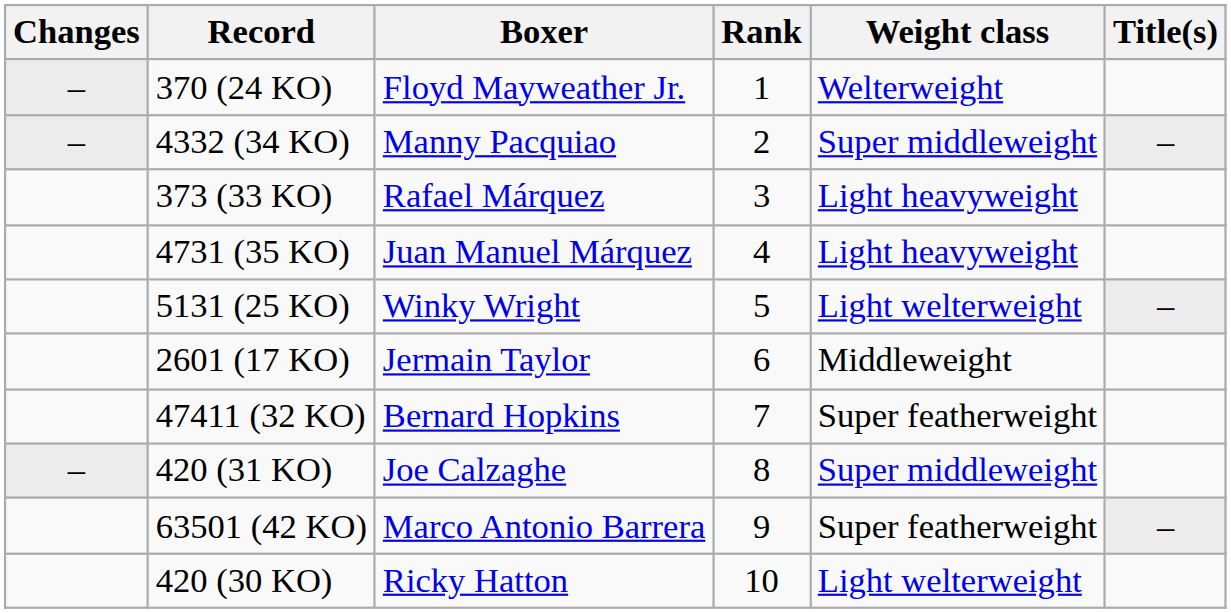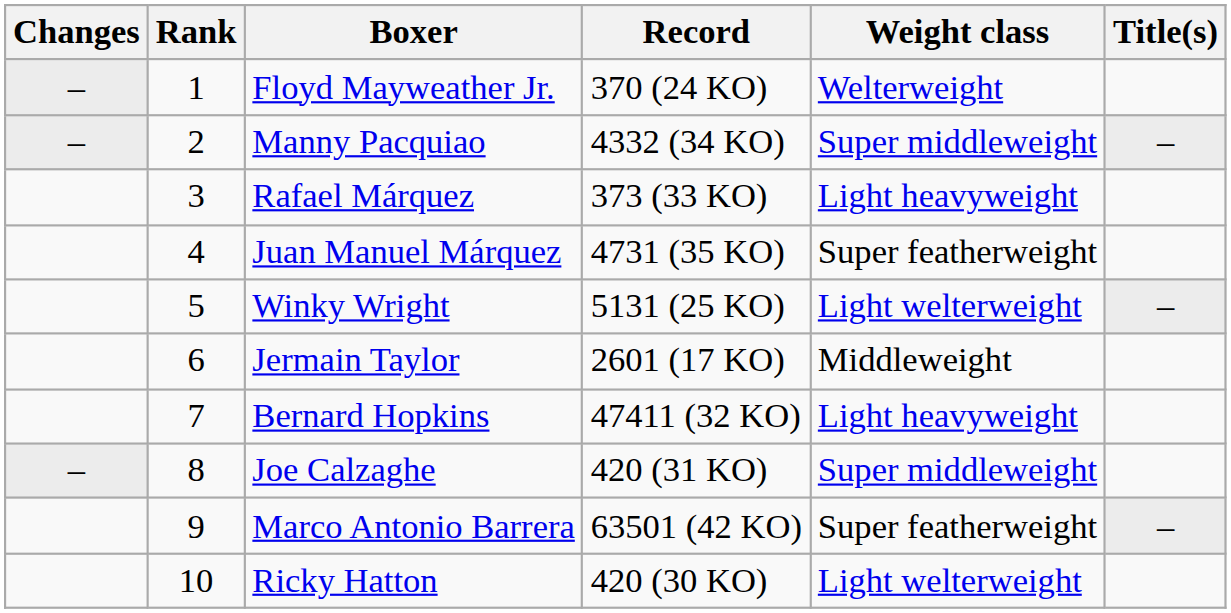columns swapped: (762, 31) <-> (261, 31)
(948, 251) Light heavyweight -> (957, 251) Super featherweight
(957, 415) Super featherweight -> (948, 415) Light heavyweight
